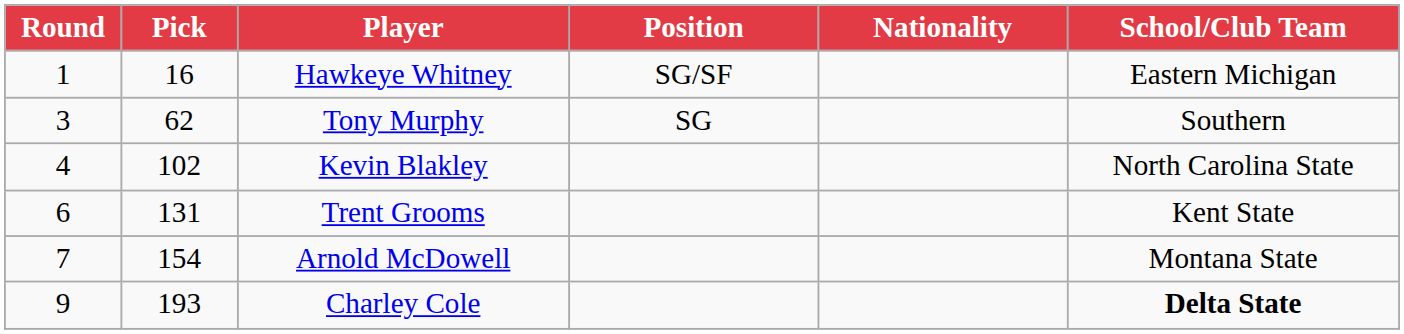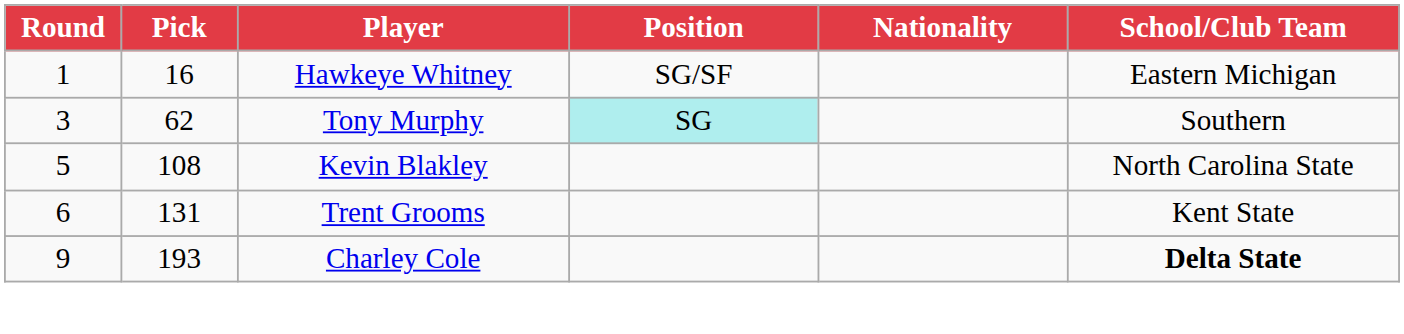(694, 119) no background -> (694, 119) paleturquoise background
(63, 166) 4 -> (63, 166) 5
(179, 166) 102 -> (179, 166) 108
- row: (403, 258)
